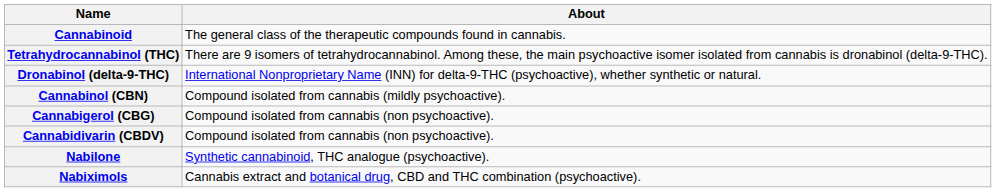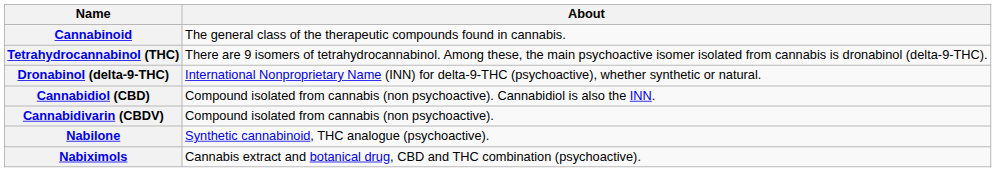+ row: (93, 95)
- row: (93, 95)
- row: (93, 116)
